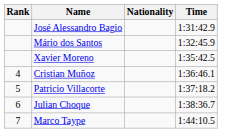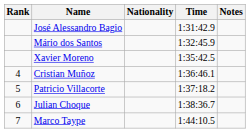+ column: (231, 12)
